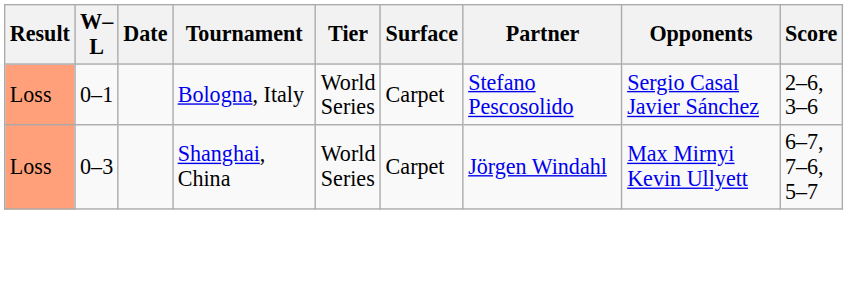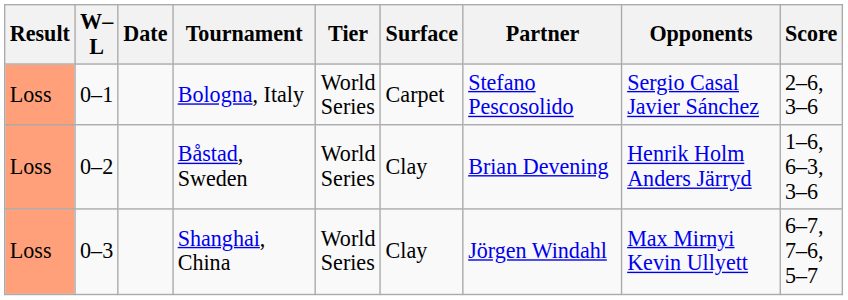+ row: (213, 166)
(415, 166) Carpet -> (406, 251) Clay
